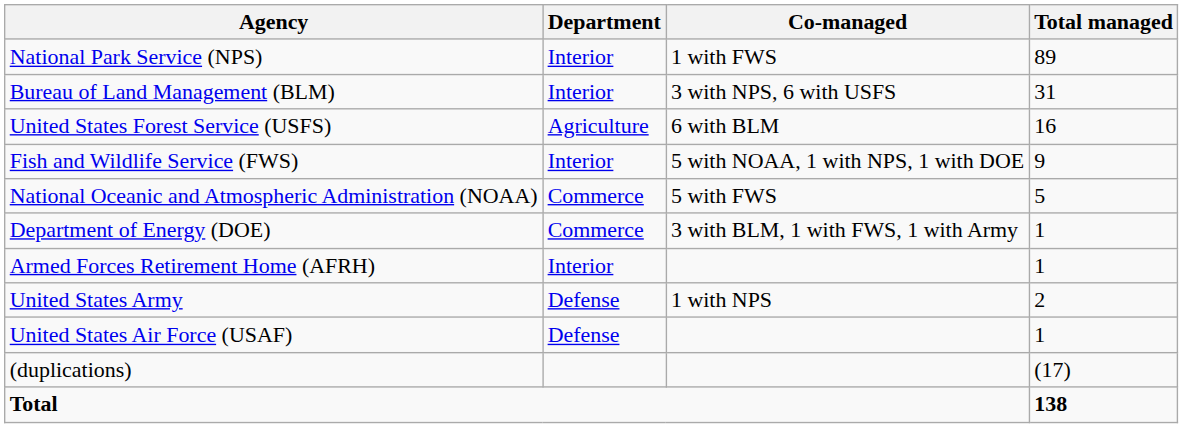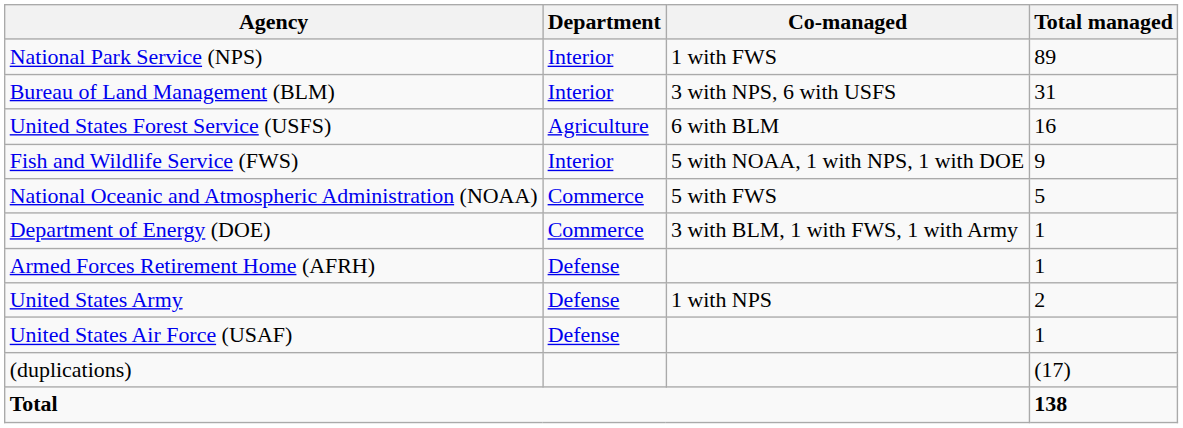(581, 265) Interior -> (584, 265) Defense
